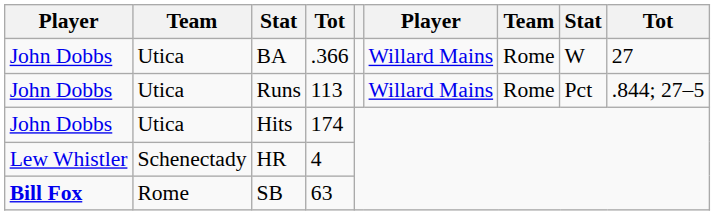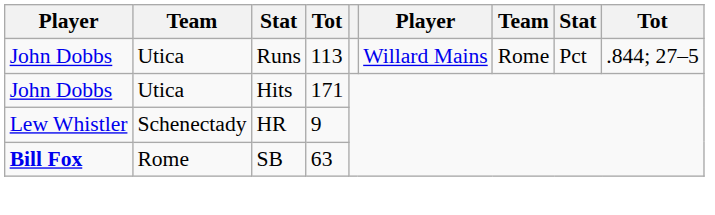- row: (272, 55)
(327, 124) 174 -> (327, 90) 171
(316, 158) 4 -> (316, 124) 9
